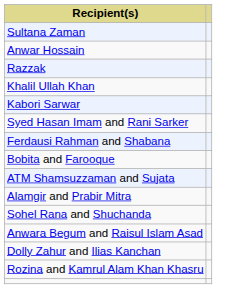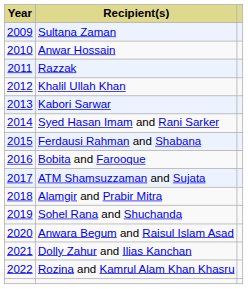+ column: (20, 13)
